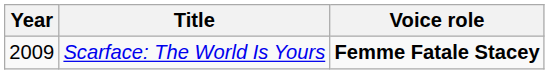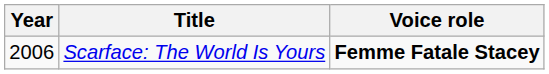(32, 52) 2009 -> (32, 52) 2006
